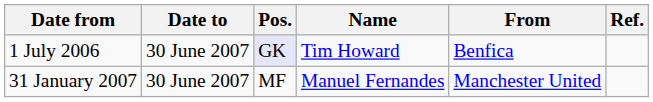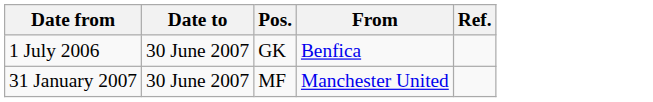- column: (373, 19)
(272, 50) lavender background -> (272, 50) no background
